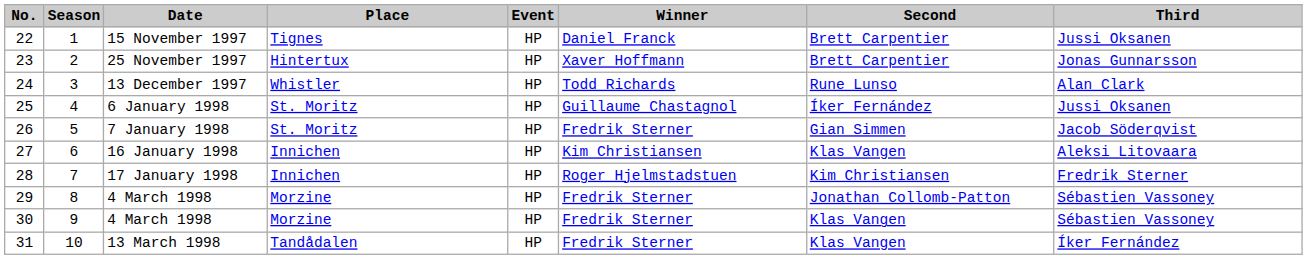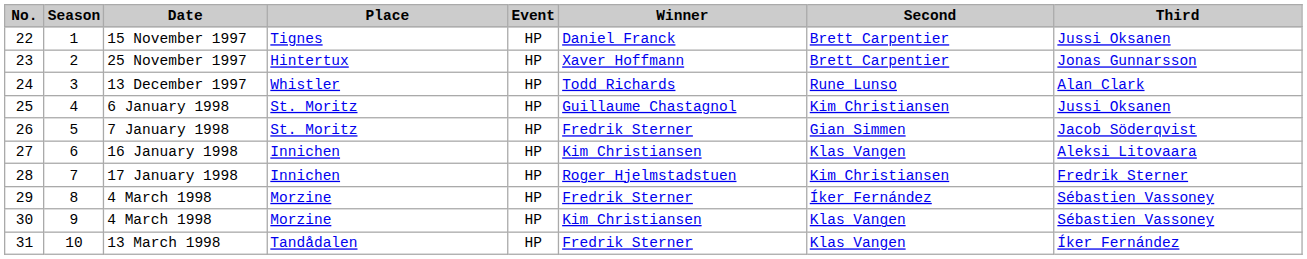(871, 107) Íker Fernández -> (879, 107) Kim Christiansen
(910, 198) Jonathan Collomb-Patton -> (871, 198) Íker Fernández
(628, 221) Fredrik Sterner -> (632, 221) Kim Christiansen
